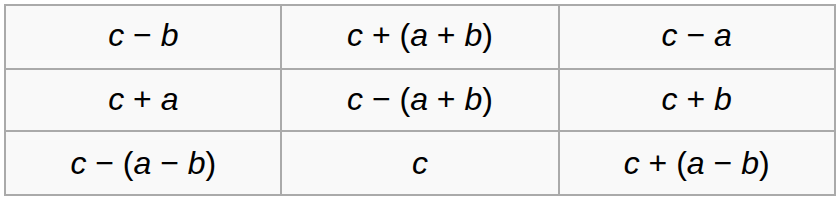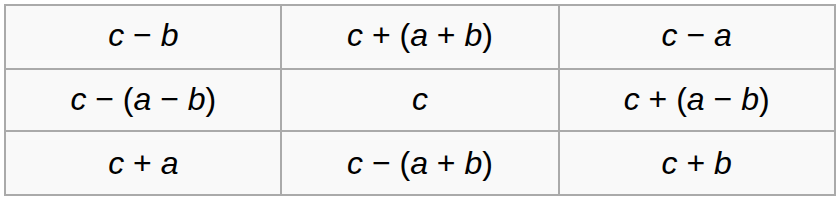rows swapped: (143, 162) <-> (143, 99)
